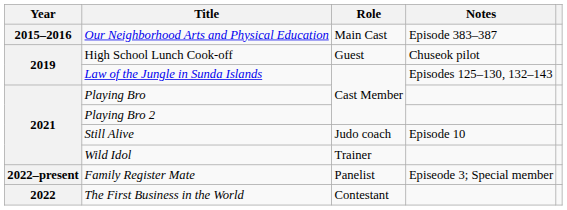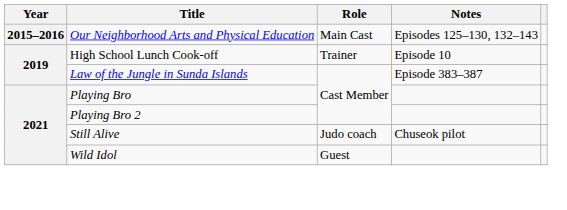(453, 34) Episode 383–387 -> (466, 34) Episodes 125–130, 132–143
(349, 54) Guest -> (338, 54) Trainer
(444, 54) Chuseok pilot -> (423, 54) Episode 10
(481, 74) Episodes 125–130, 132–143 -> (438, 74) Episode 383–387
(437, 134) Episode 10 -> (430, 134) Chuseok pilot
(353, 154) Trainer -> (335, 154) Guest
- row: (140, 174)
- row: (164, 194)
